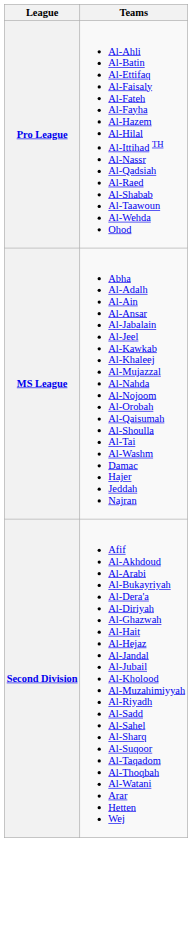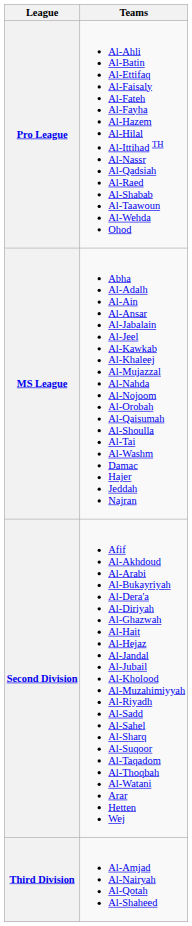+ row: (42, 879)
